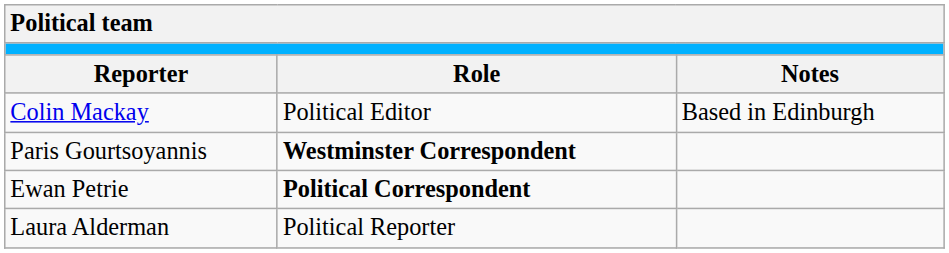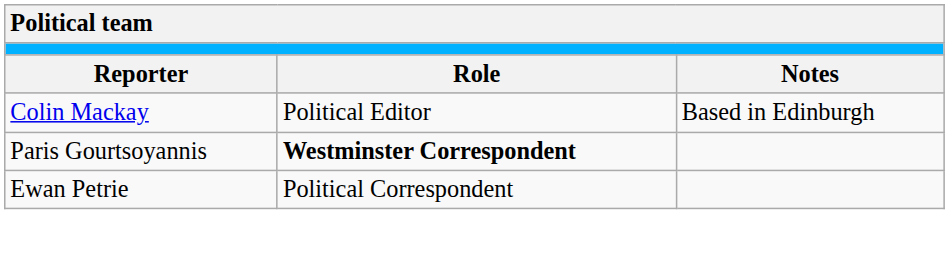(407, 189) bold -> (398, 189) normal
- row: (90, 227)
